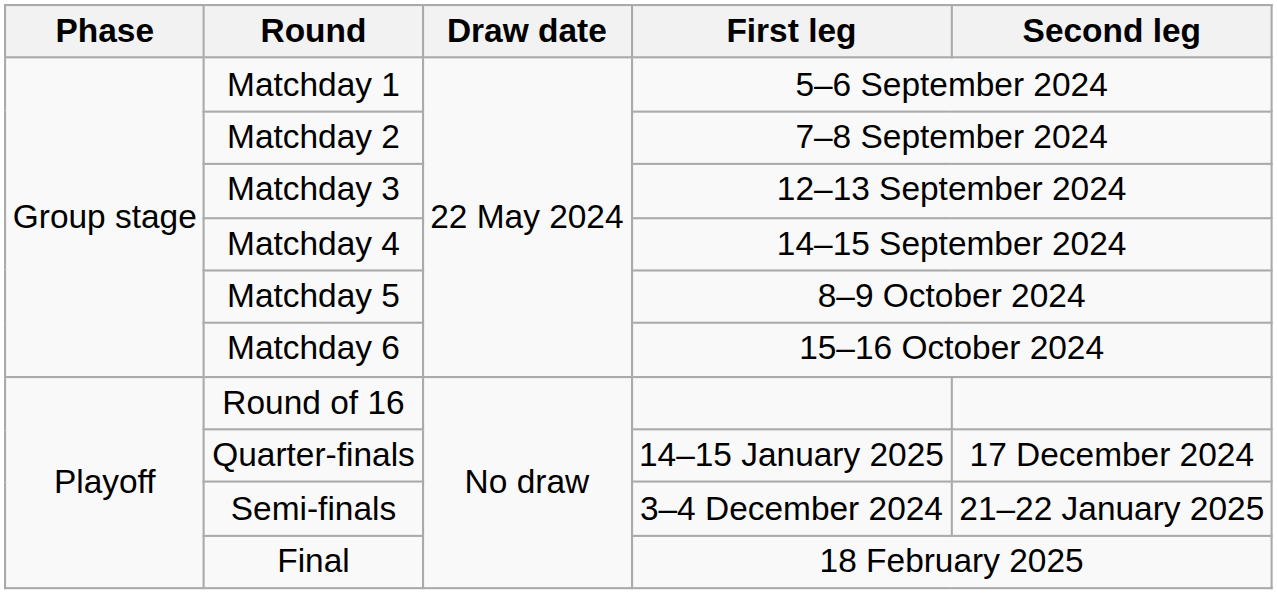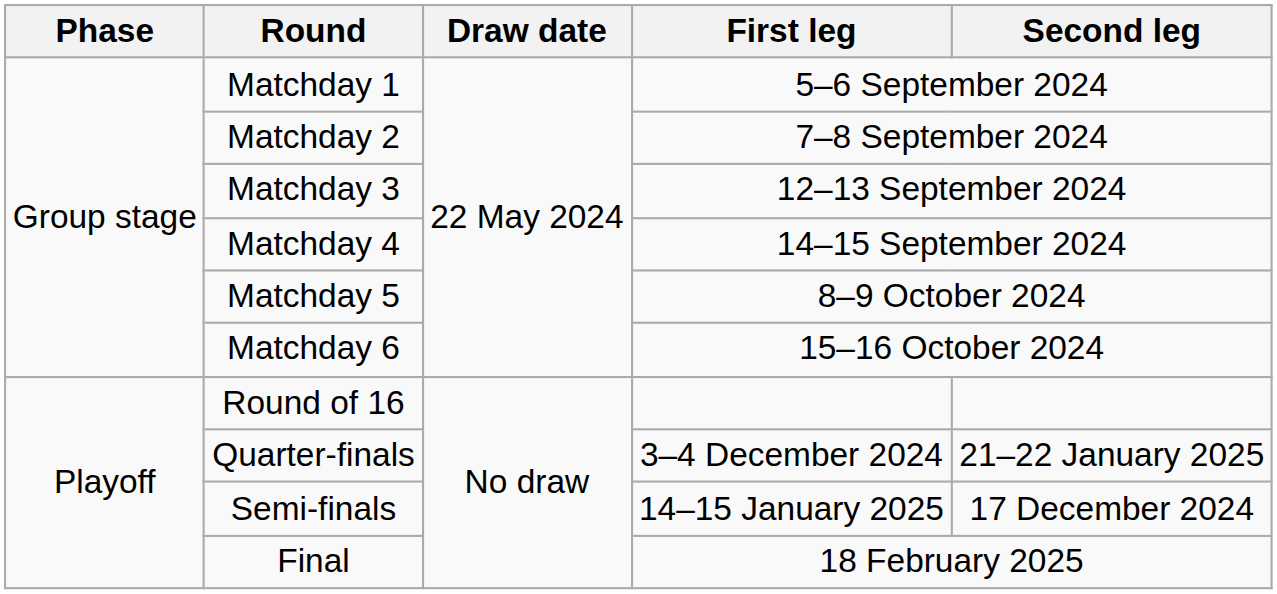(791, 455) 14–15 January 2025 -> (791, 455) 3–4 December 2024
(1112, 455) 17 December 2024 -> (1112, 455) 21–22 January 2025
(791, 508) 3–4 December 2024 -> (791, 508) 14–15 January 2025
(1112, 508) 21–22 January 2025 -> (1112, 508) 17 December 2024
